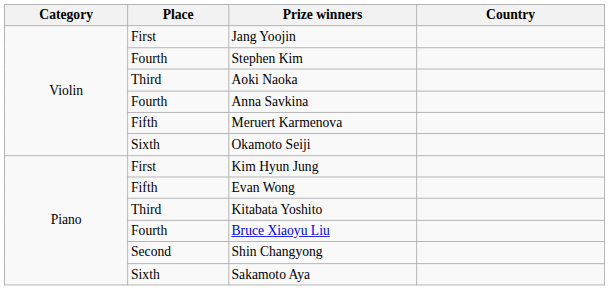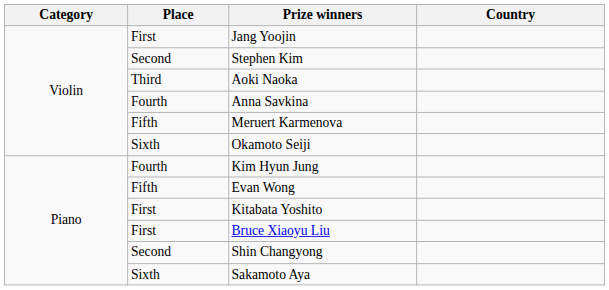(149, 58) Fourth -> (151, 58) Second
(143, 166) First -> (149, 166) Fourth
(146, 209) Third -> (143, 209) First
(149, 230) Fourth -> (143, 230) First
